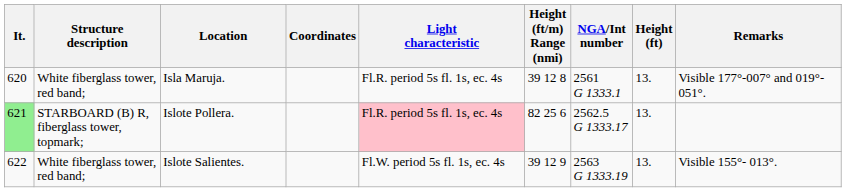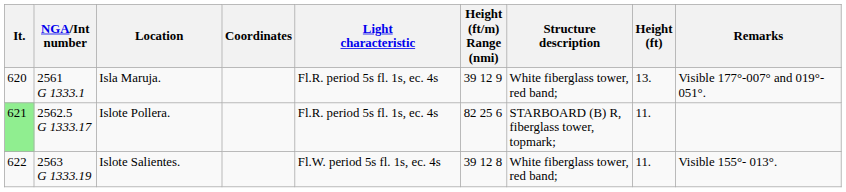columns swapped: (602, 36) <-> (97, 36)
(547, 78) 39 12 8 -> (483, 78) 39 12 9
(432, 112) pink background -> (368, 112) no background
(644, 112) 13. -> (643, 112) 11.
(547, 161) 39 12 9 -> (483, 161) 39 12 8
(644, 161) 13. -> (643, 161) 11.
